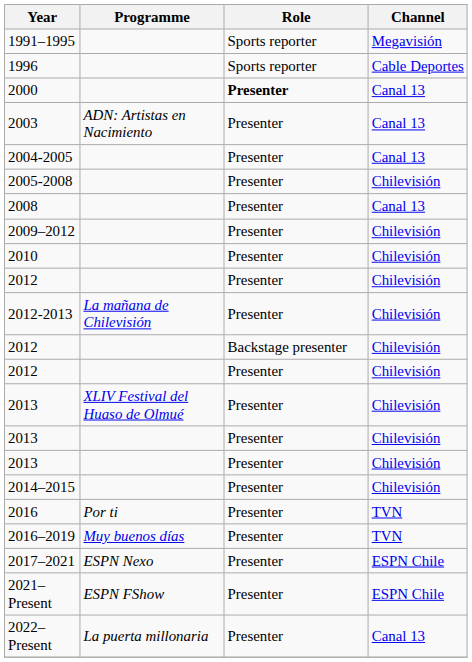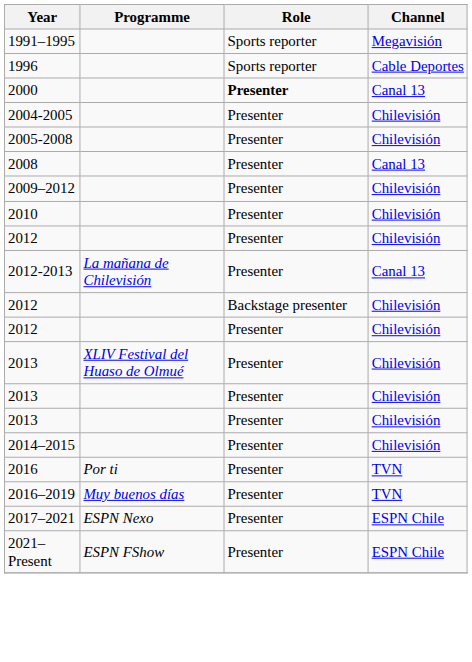- row: (23, 124)
(398, 157) Canal 13 -> (406, 115) Chilevisión
(406, 313) Chilevisión -> (398, 271) Canal 13
- row: (30, 636)
